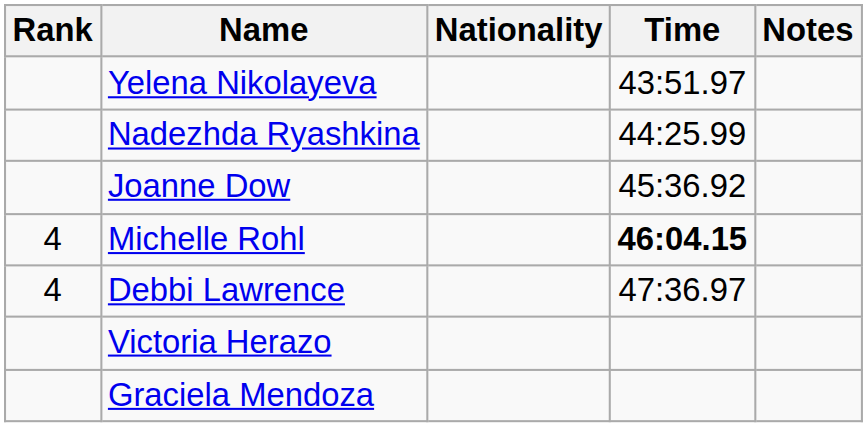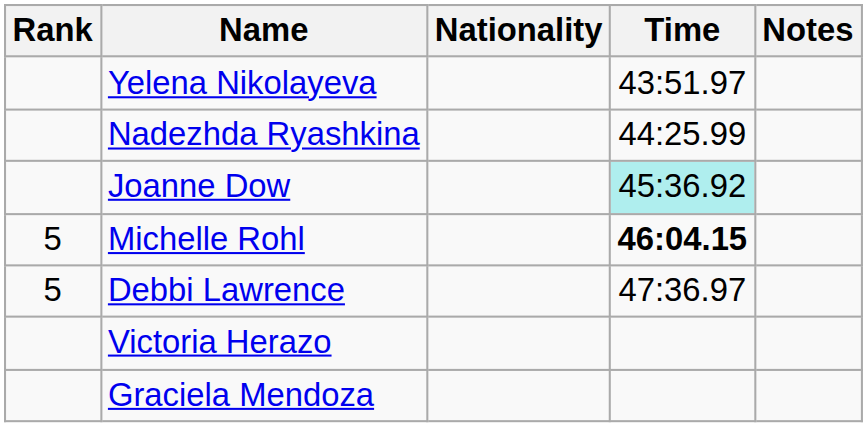(682, 186) no background -> (682, 186) paleturquoise background
(53, 238) 4 -> (53, 238) 5
(53, 290) 4 -> (53, 290) 5
